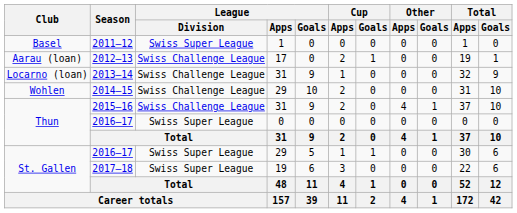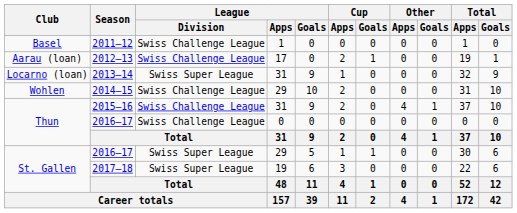(201, 44) Swiss Super League -> (201, 44) Swiss Challenge League
(201, 75) Swiss Challenge League -> (201, 75) Swiss Super League
(201, 122) Swiss Super League -> (201, 122) Swiss Challenge League
